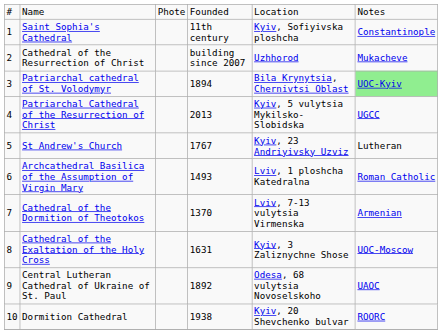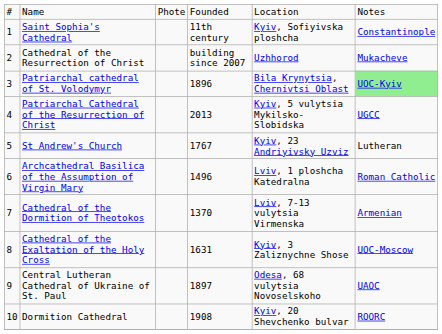(201, 84) 1894 -> (201, 84) 1896
(201, 177) 1493 -> (201, 177) 1496
(201, 286) 1892 -> (201, 286) 1897
(201, 317) 1938 -> (201, 317) 1908
